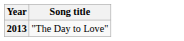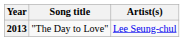+ column: (145, 12)
